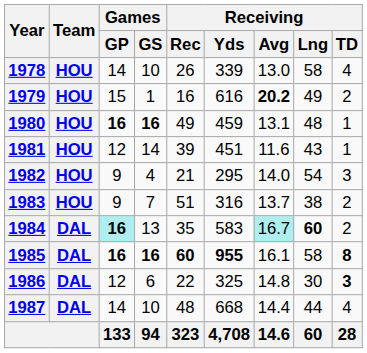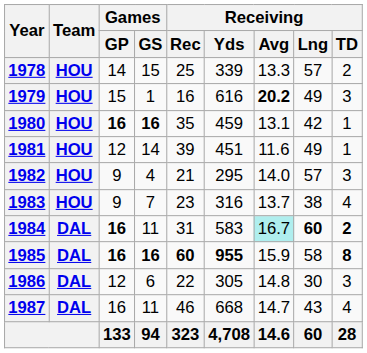(150, 70) 10 -> (150, 70) 15
(185, 70) 26 -> (185, 70) 25
(274, 70) 13.0 -> (274, 70) 13.3
(313, 70) 58 -> (313, 70) 57
(347, 70) 4 -> (347, 70) 2
(347, 96) 2 -> (347, 96) 3
(185, 123) 49 -> (185, 123) 35
(313, 123) 48 -> (313, 123) 42
(313, 149) 43 -> (313, 149) 49
(313, 176) 54 -> (313, 176) 57
(185, 202) 51 -> (185, 202) 23
(347, 202) 2 -> (347, 202) 4
(117, 228) paleturquoise background -> (117, 228) no background
(150, 228) 13 -> (150, 228) 11
(185, 228) 35 -> (185, 228) 31
(347, 228) normal -> (347, 228) bold
(274, 255) 16.1 -> (274, 255) 15.9
(229, 281) 325 -> (229, 281) 305
(347, 281) bold -> (347, 281) normal
(117, 307) 14 -> (117, 307) 16
(150, 307) 10 -> (150, 307) 11
(185, 307) 48 -> (185, 307) 46
(274, 307) 14.4 -> (274, 307) 14.7
(313, 307) 44 -> (313, 307) 43
